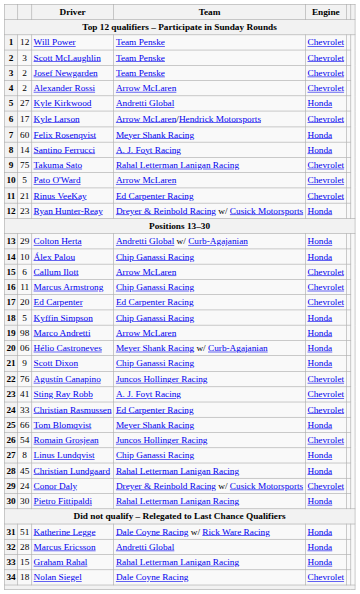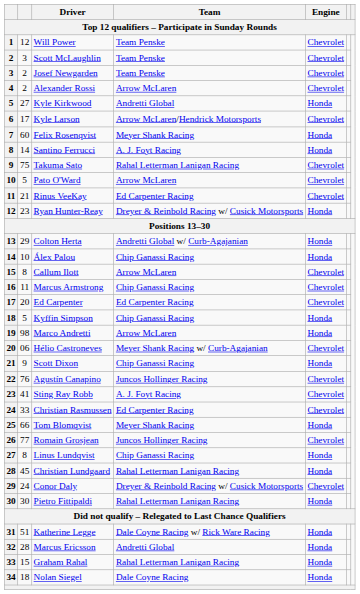(25, 272) 6 -> (25, 272) 8
(320, 348) Honda -> (326, 348) Chevrolet
(25, 440) 54 -> (25, 440) 77
(326, 577) Chevrolet -> (320, 577) Honda
